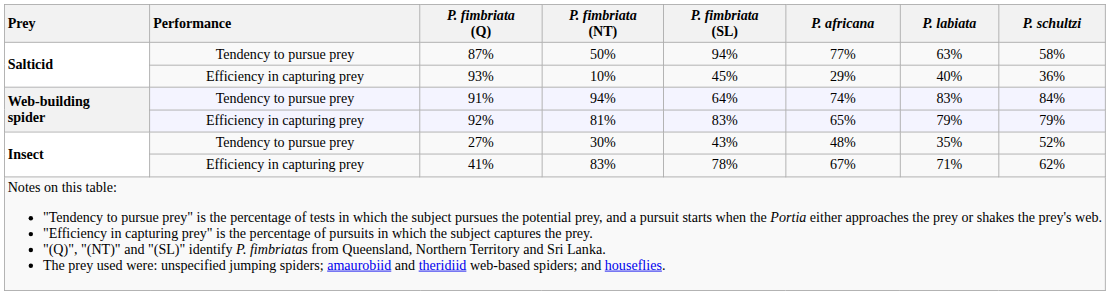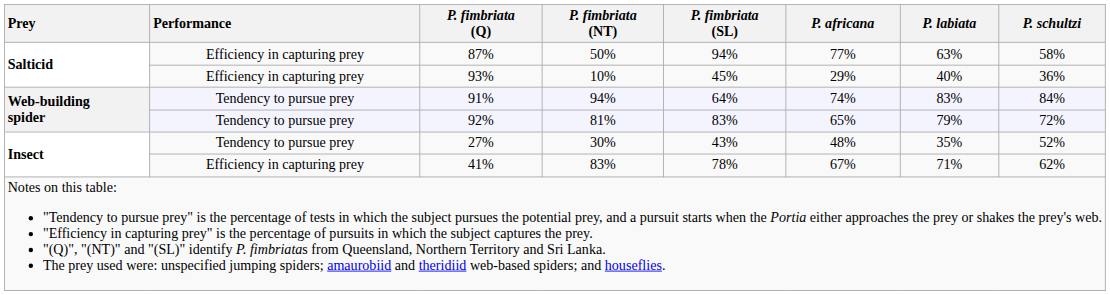(285, 53) Tendency to pursue prey -> (285, 53) Efficiency in capturing prey
(285, 120) Efficiency in capturing prey -> (285, 120) Tendency to pursue prey
(1052, 120) 79% -> (1052, 120) 72%
